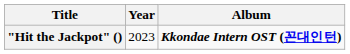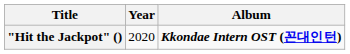(142, 37) 2023 -> (142, 37) 2020
